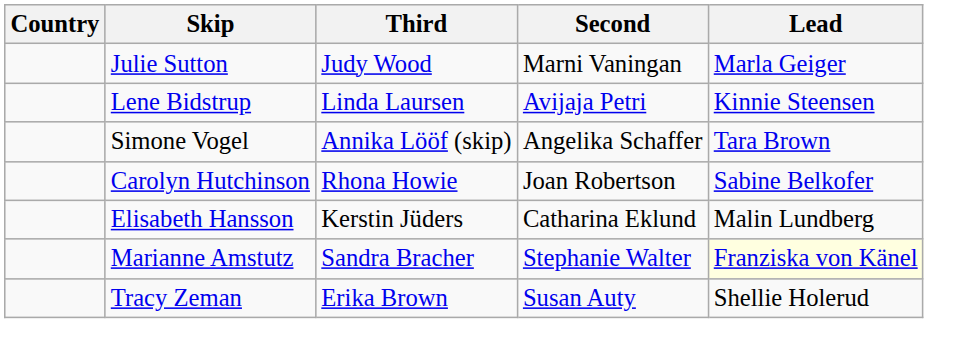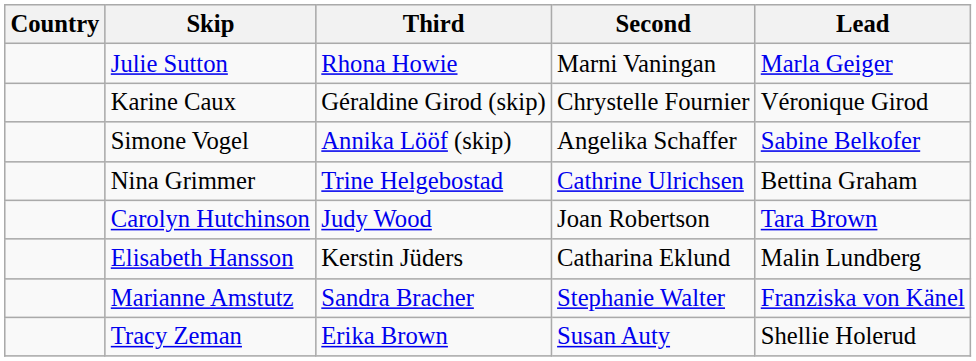(377, 63) Judy Wood -> (389, 63) Rhona Howie
- row: (181, 102)
+ row: (173, 102)
(772, 141) Tara Brown -> (840, 141) Sabine Belkofer
+ row: (183, 180)
(389, 180) Rhona Howie -> (377, 219) Judy Wood
(793, 180) Sabine Belkofer -> (819, 219) Tara Brown
(816, 258) lightyellow background -> (863, 297) no background
